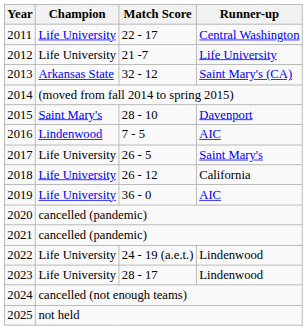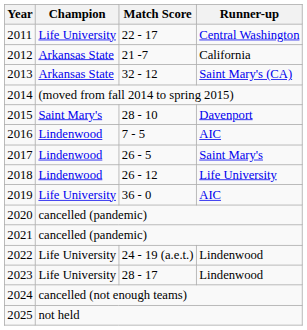(77, 54) Life University -> (76, 54) Arkansas State
(238, 54) Life University -> (225, 54) California
(77, 154) Life University -> (70, 154) Lindenwood
(77, 174) Life University -> (70, 174) Lindenwood
(225, 174) California -> (238, 174) Life University
